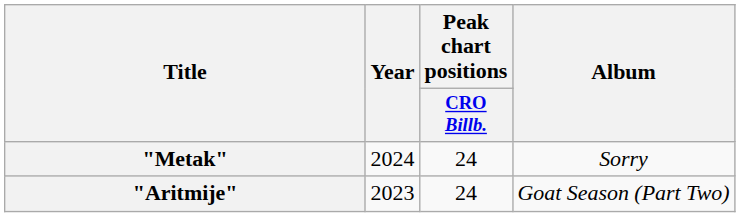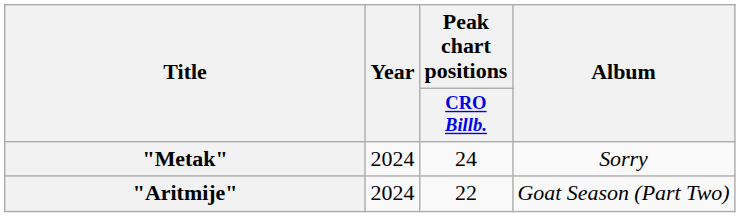(392, 193) 2023 -> (392, 193) 2024
(466, 193) 24 -> (466, 193) 22
